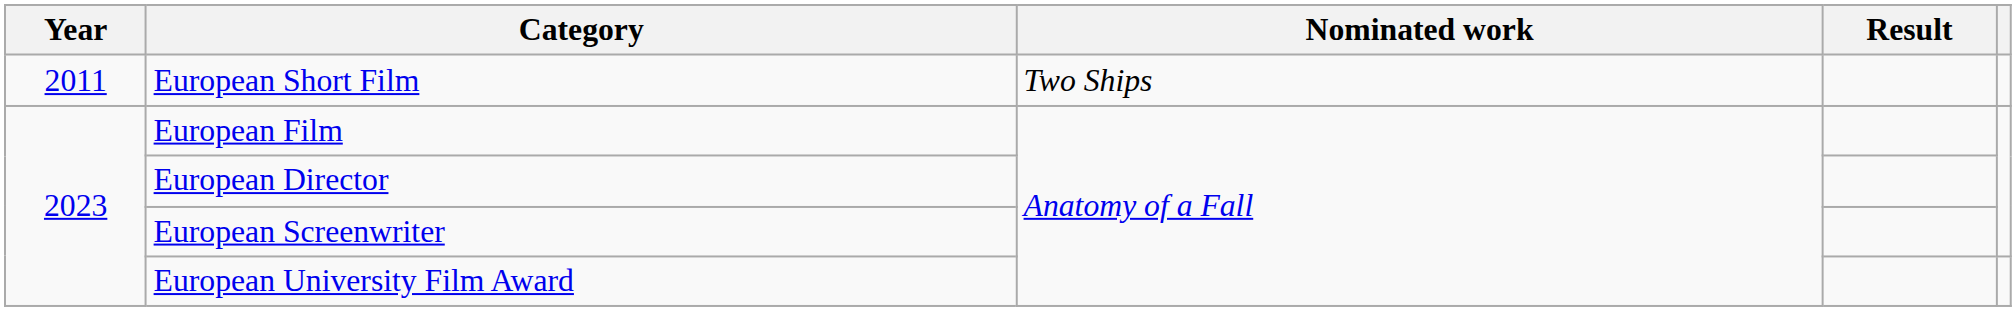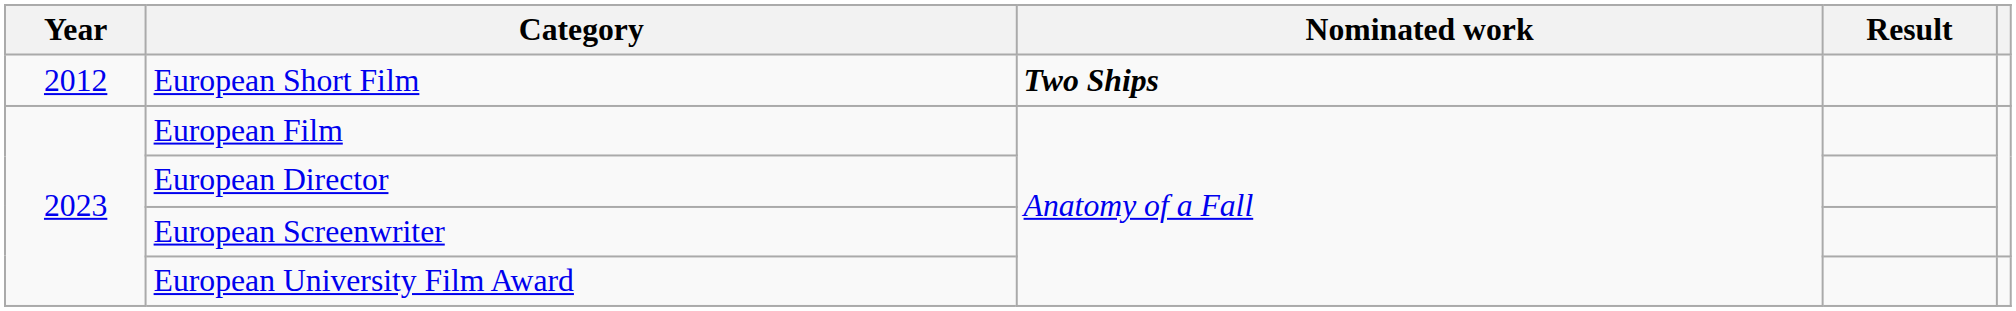(76, 79) 2011 -> (76, 79) 2012
(1088, 79) normal -> (1091, 79) bold
